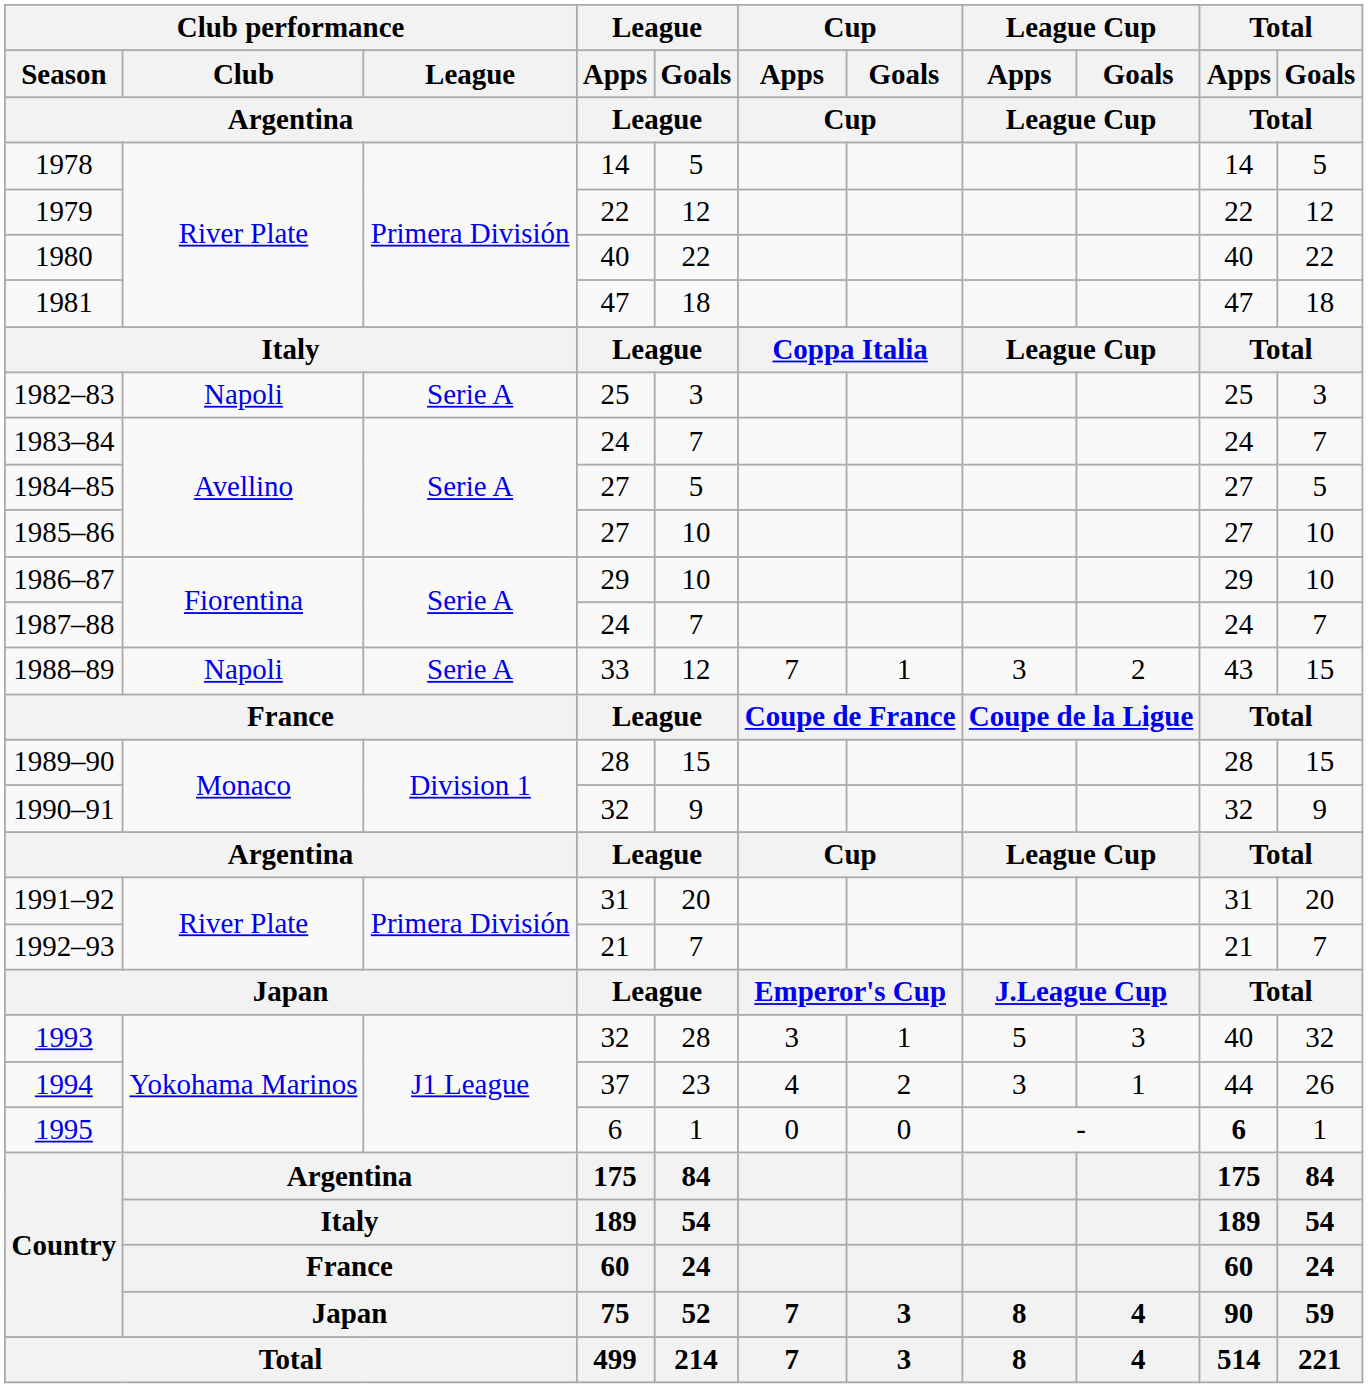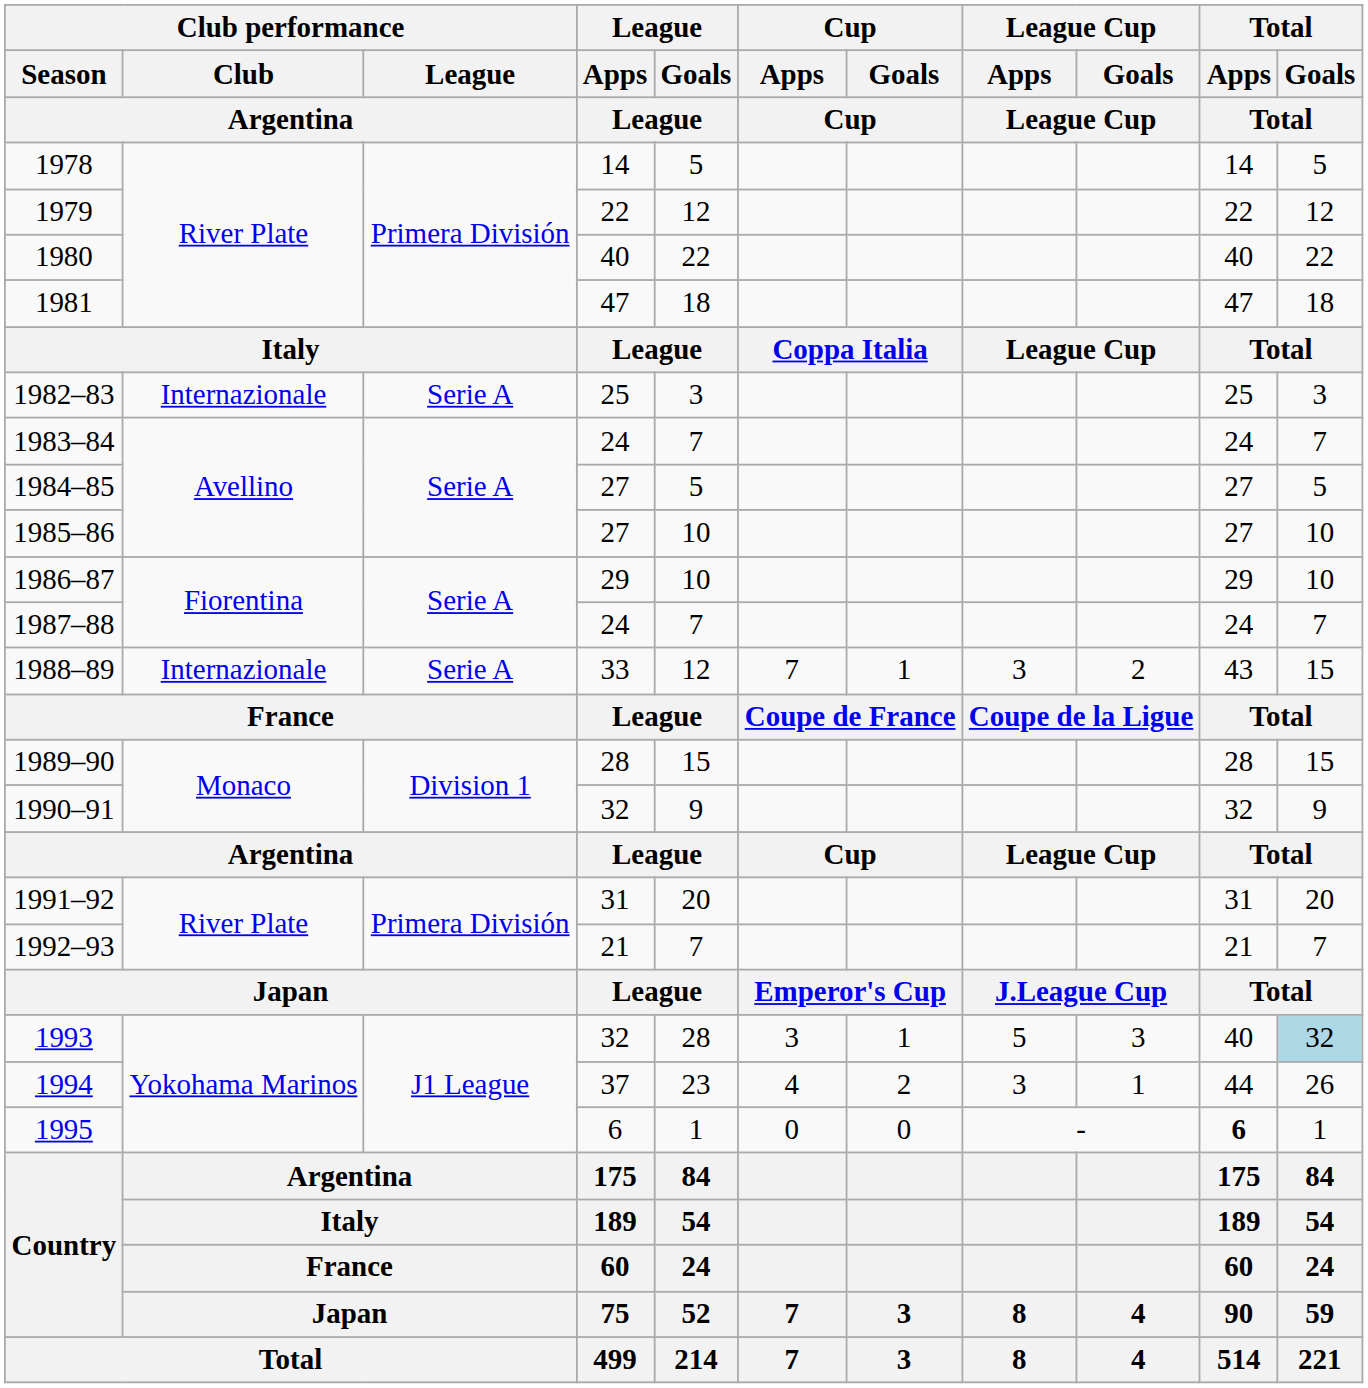(243, 394) Napoli -> (243, 394) Internazionale
(243, 670) Napoli -> (243, 670) Internazionale
(1320, 1037) no background -> (1320, 1037) lightblue background
